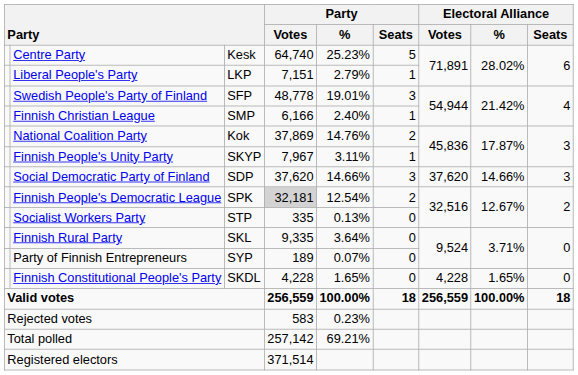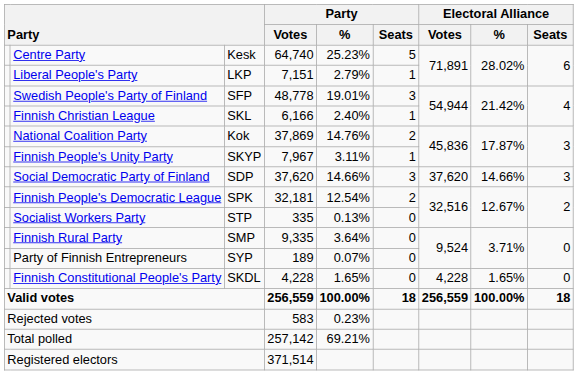(241, 116) SMP -> (239, 116) SKL
(294, 197) lightgrey background -> (294, 197) no background
(239, 237) SKL -> (241, 237) SMP
